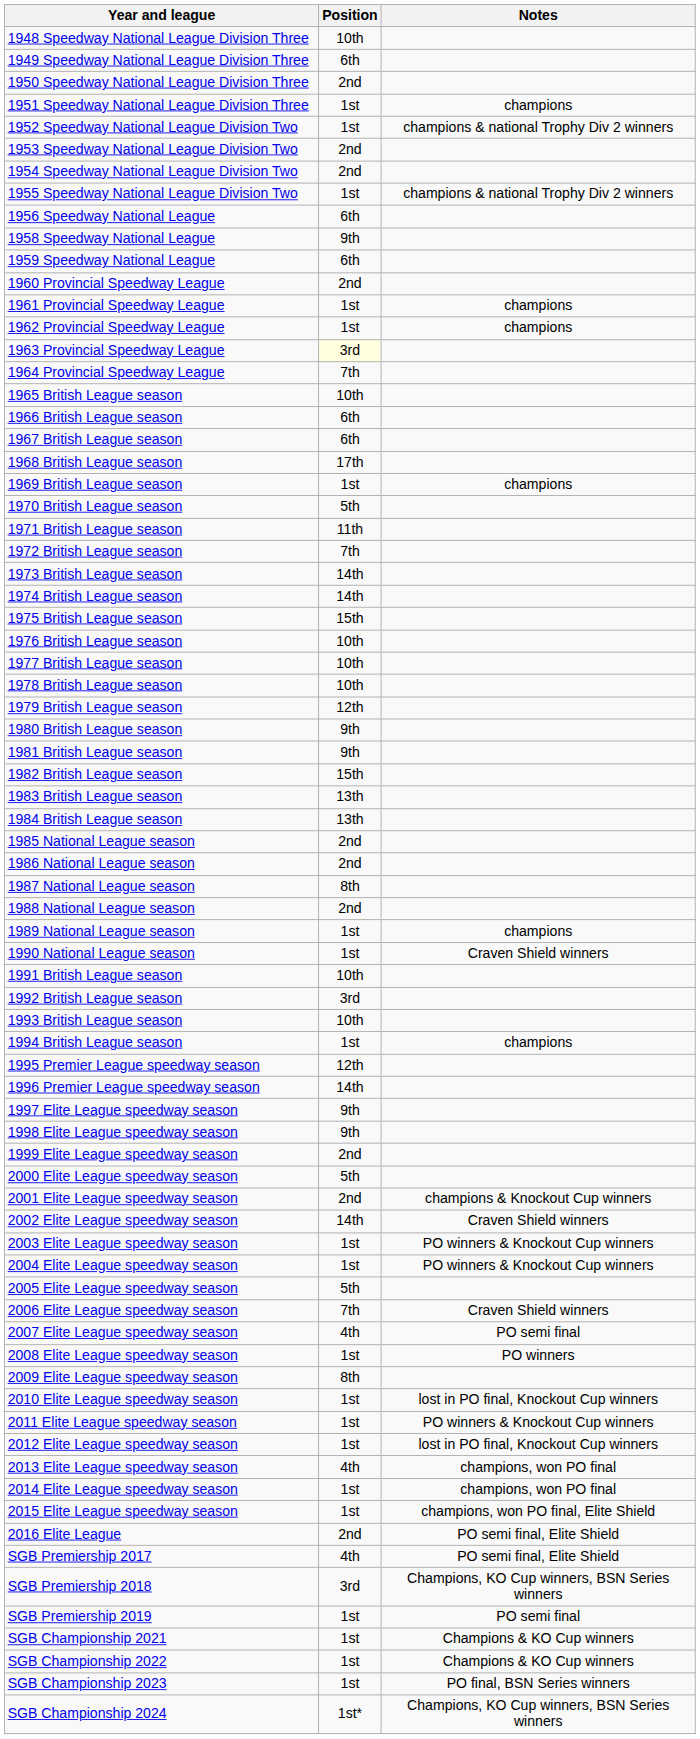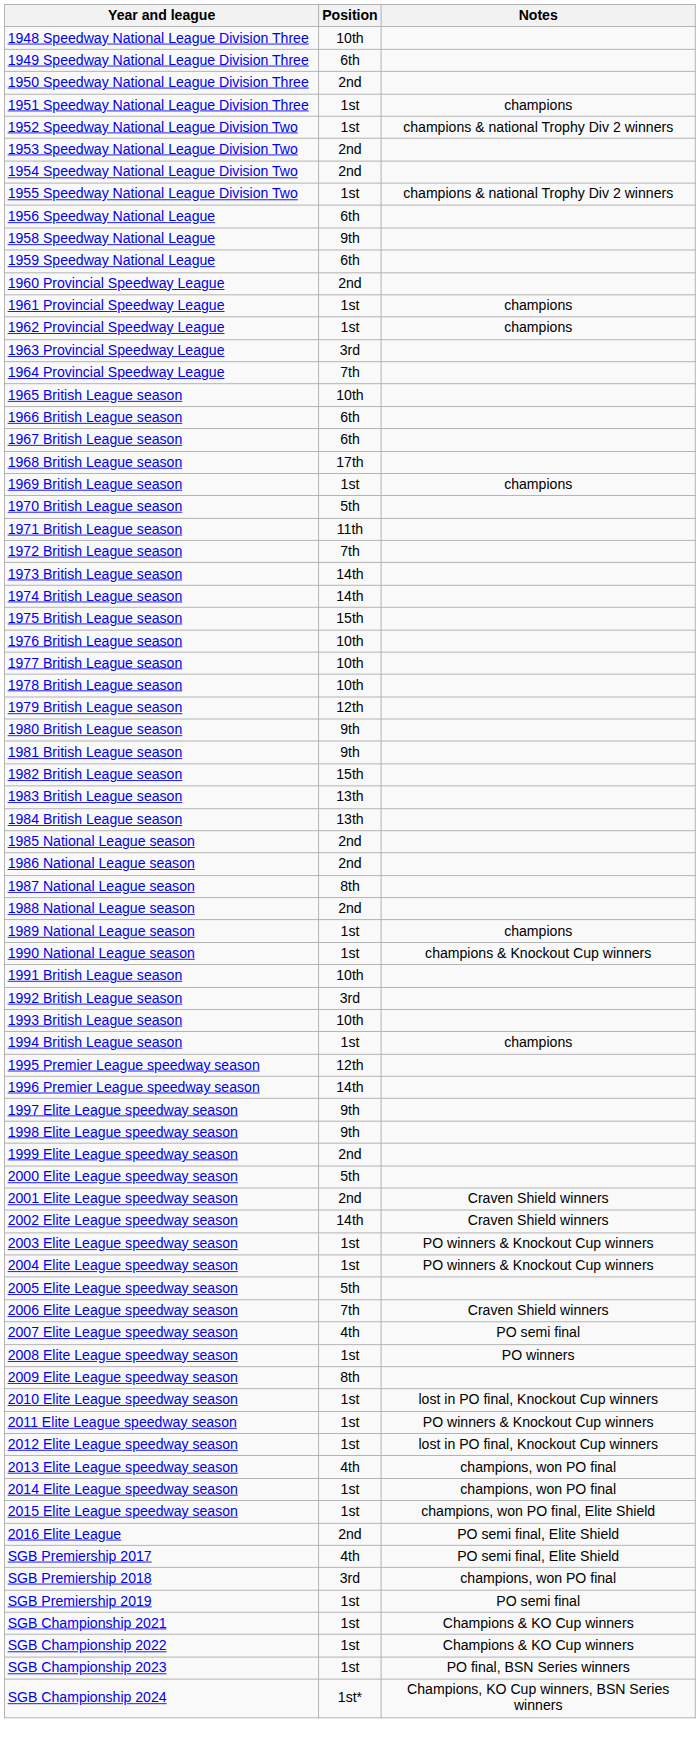(350, 350) lightyellow background -> (350, 350) no background
(538, 953) Craven Shield winners -> (538, 953) champions & Knockout Cup winners
(538, 1199) champions & Knockout Cup winners -> (538, 1199) Craven Shield winners
(538, 1586) Champions, KO Cup winners, BSN Series winners -> (538, 1578) champions, won PO final
